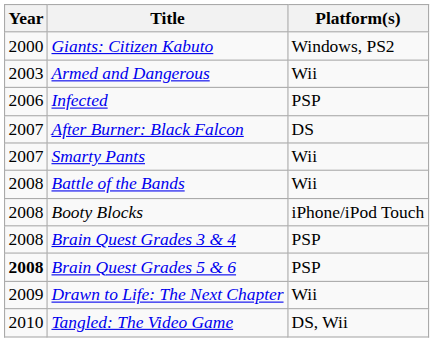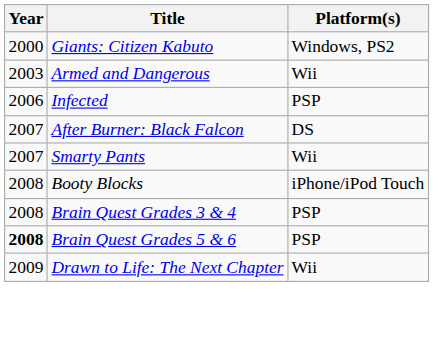- row: (118, 184)
- row: (142, 322)
